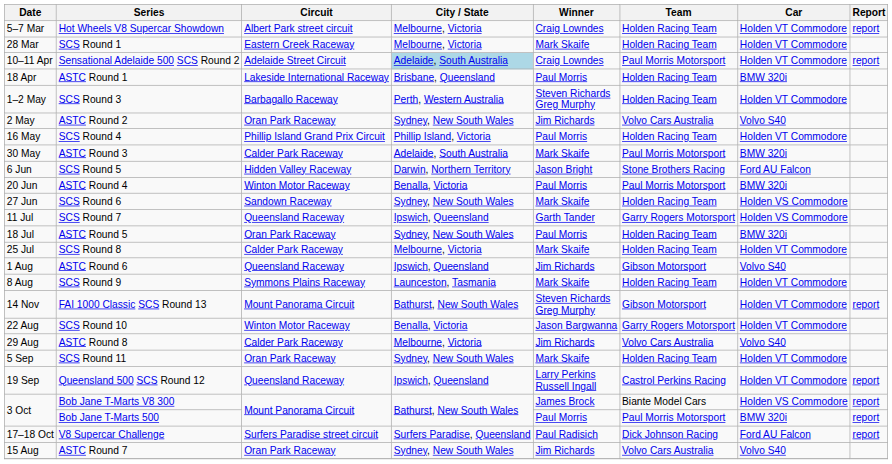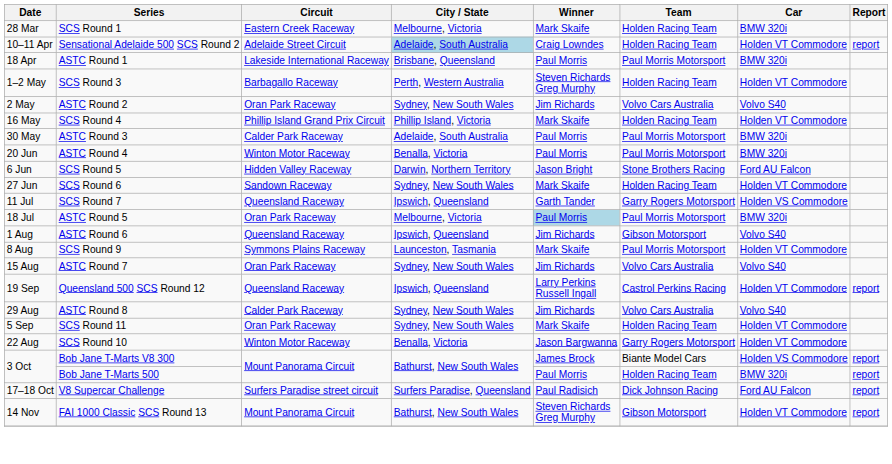- row: (141, 29)
(793, 45) Holden VT Commodore -> (763, 29) BMW 320i
(674, 61) Paul Morris Motorsport -> (669, 45) Holden Racing Team
(669, 77) Holden Racing Team -> (674, 61) Paul Morris Motorsport
(561, 137) Paul Morris -> (562, 121) Mark Skaife
(562, 153) Mark Skaife -> (561, 137) Paul Morris
rows swapped: (90, 170) <-> (93, 186)
(794, 202) Holden VS Commodore -> (793, 186) Holden VT Commodore
(454, 234) Sydney, New South Wales -> (438, 218) Melbourne, Victoria
(561, 234) no background -> (561, 218) lightblue background
(669, 234) Holden Racing Team -> (674, 218) Paul Morris Motorsport
- row: (90, 250)
(669, 283) Holden Racing Team -> (674, 250) Paul Morris Motorsport
rows swapped: (93, 451) <-> (133, 304)
rows swapped: (93, 326) <-> (132, 380)
(438, 342) Melbourne, Victoria -> (454, 310) Sydney, New South Wales
(674, 418) Paul Morris Motorsport -> (669, 375) Holden Racing Team
